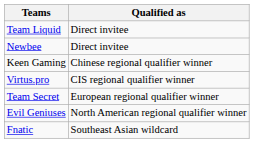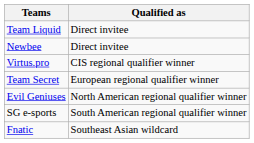- row: (36, 63)
+ row: (32, 113)
